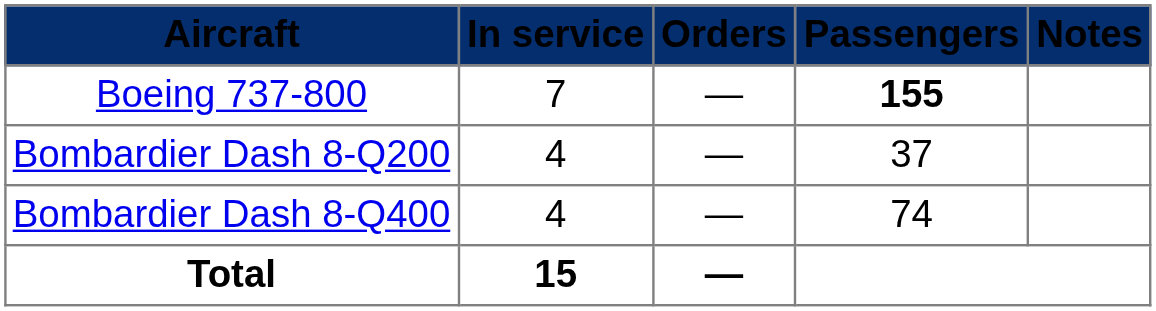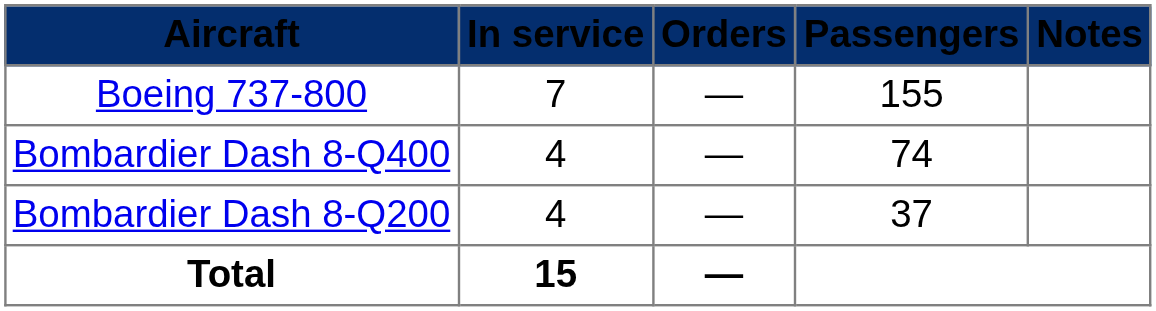(912, 94) bold -> (912, 94) normal
rows swapped: (231, 154) <-> (231, 214)
